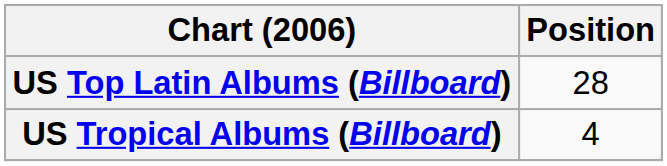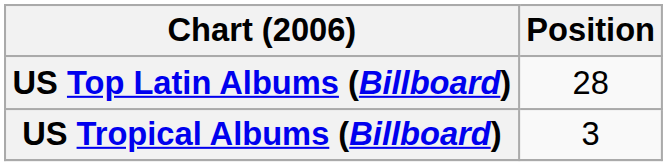(591, 133) 4 -> (591, 133) 3
